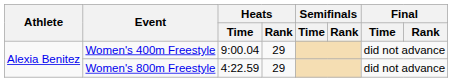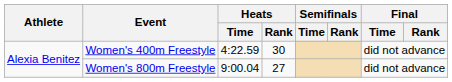(240, 50) 9:00.04 -> (240, 50) 4:22.59
(279, 50) 29 -> (279, 50) 30
(240, 68) 4:22.59 -> (240, 68) 9:00.04
(279, 68) 29 -> (279, 68) 27
